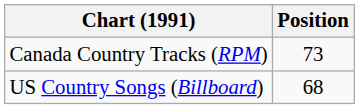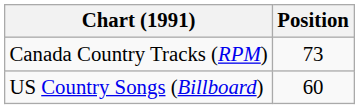(313, 86) 68 -> (313, 86) 60
